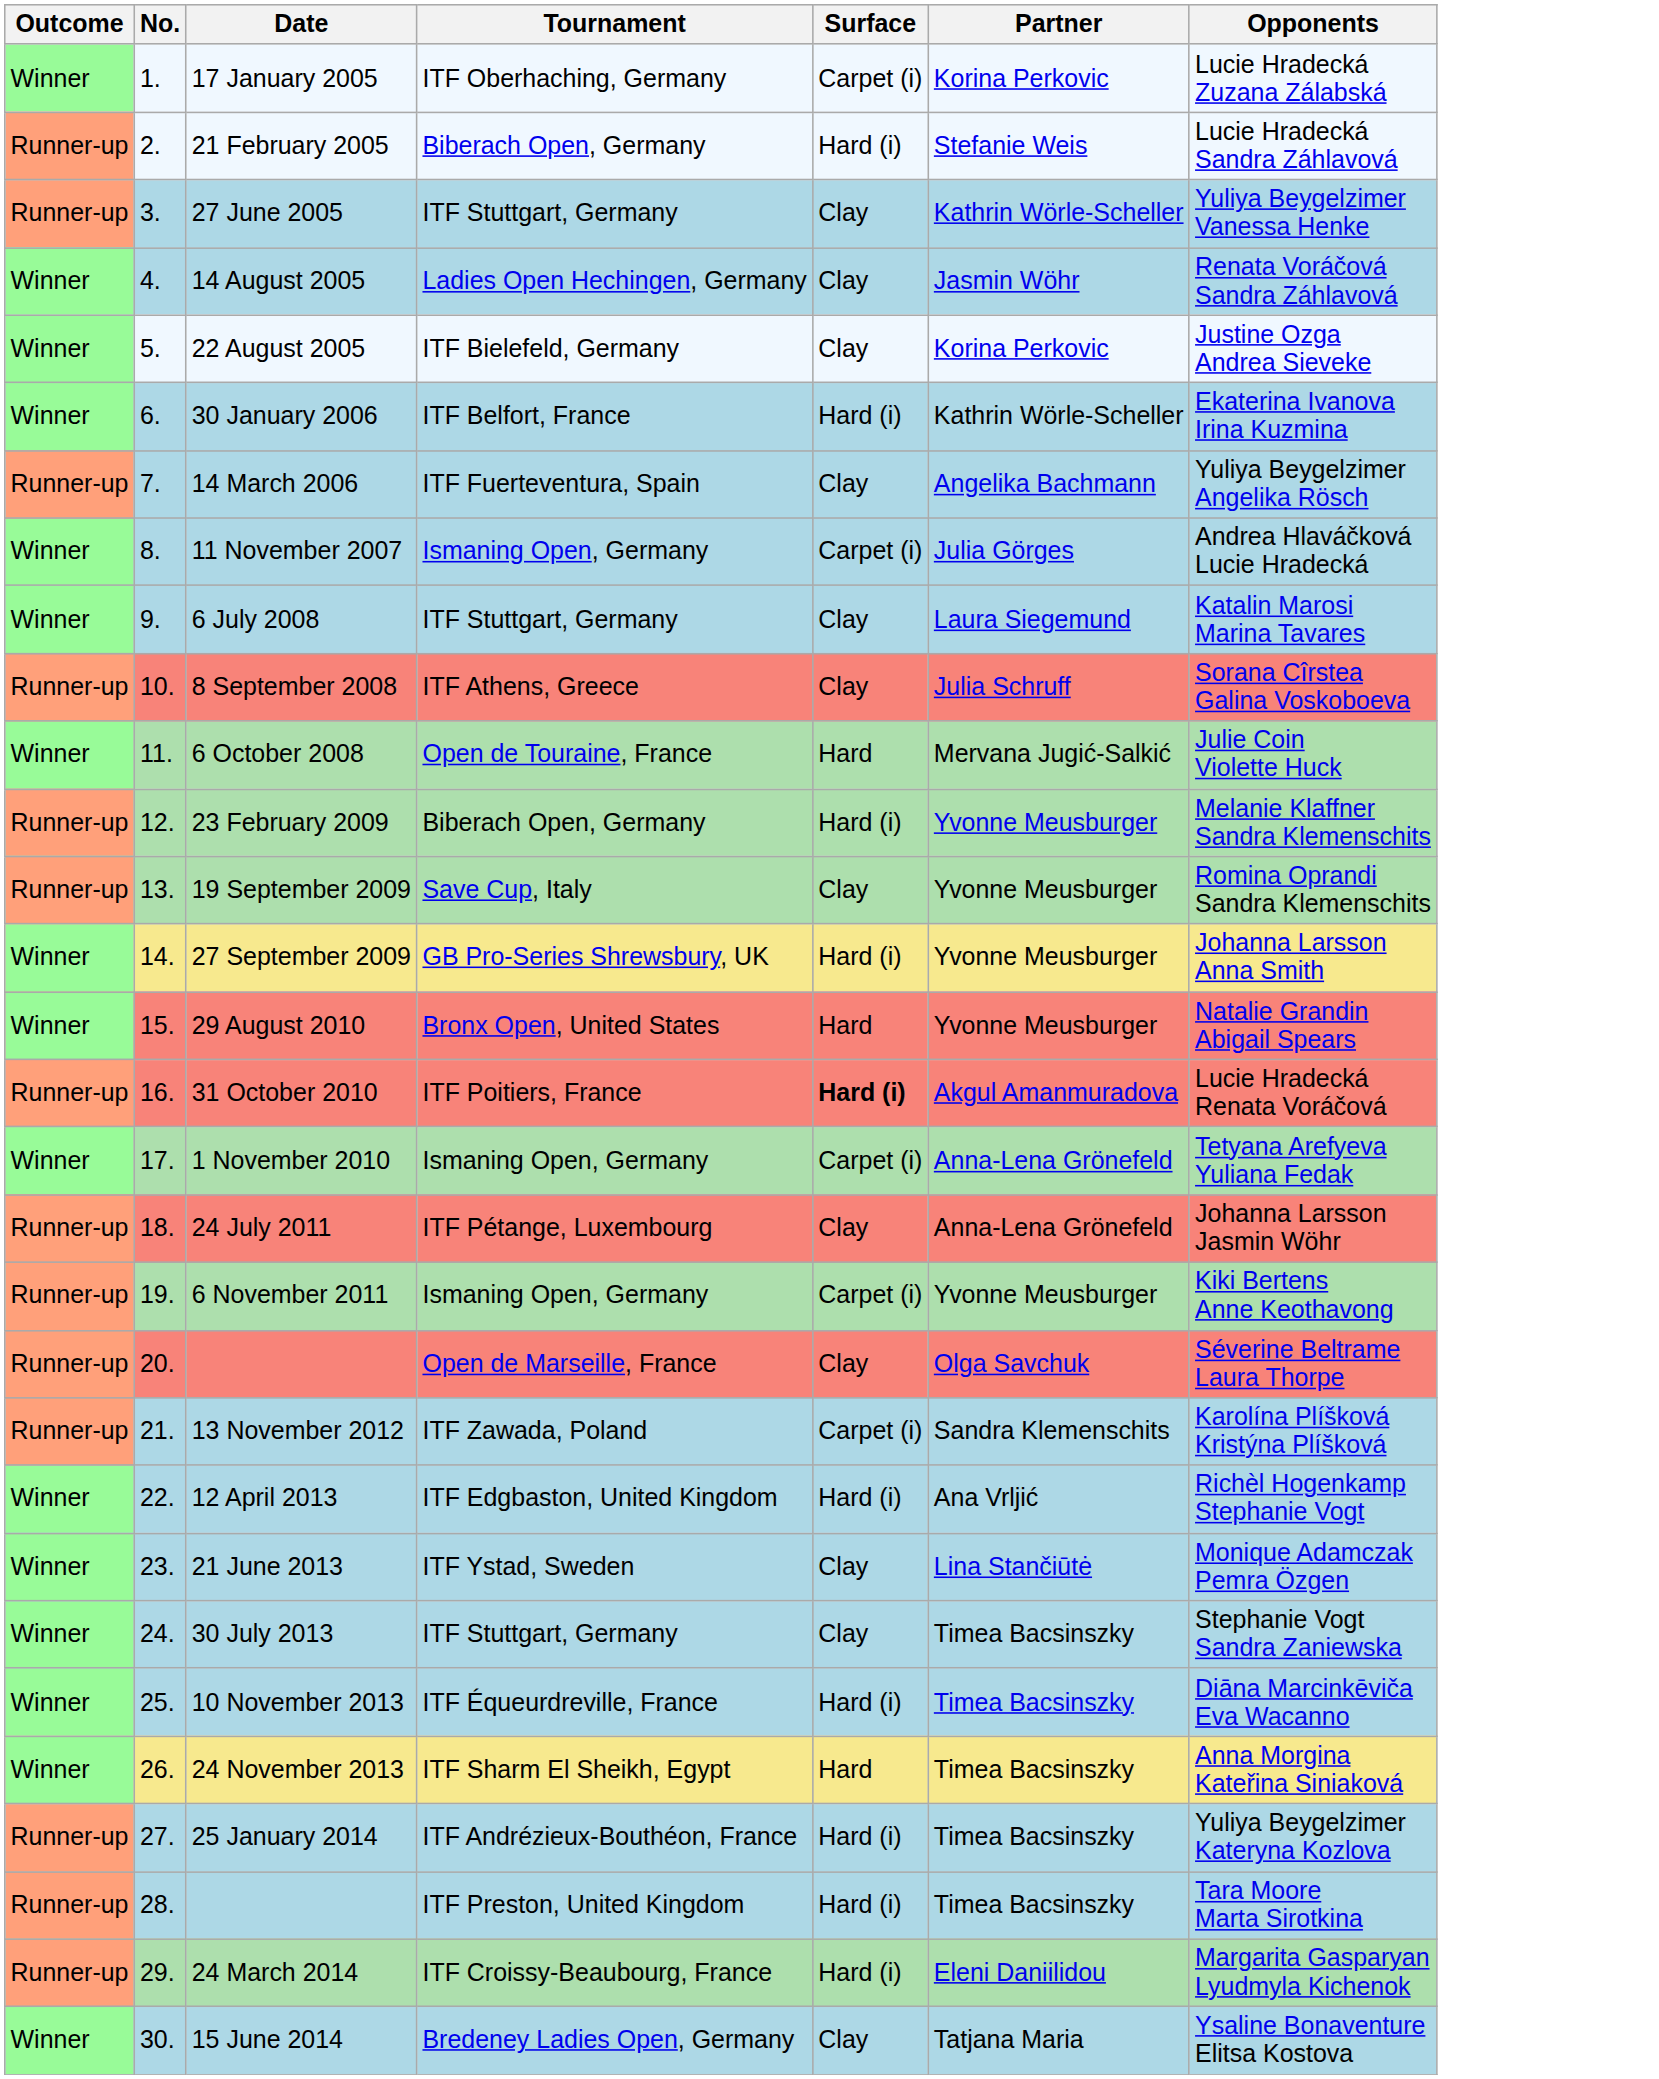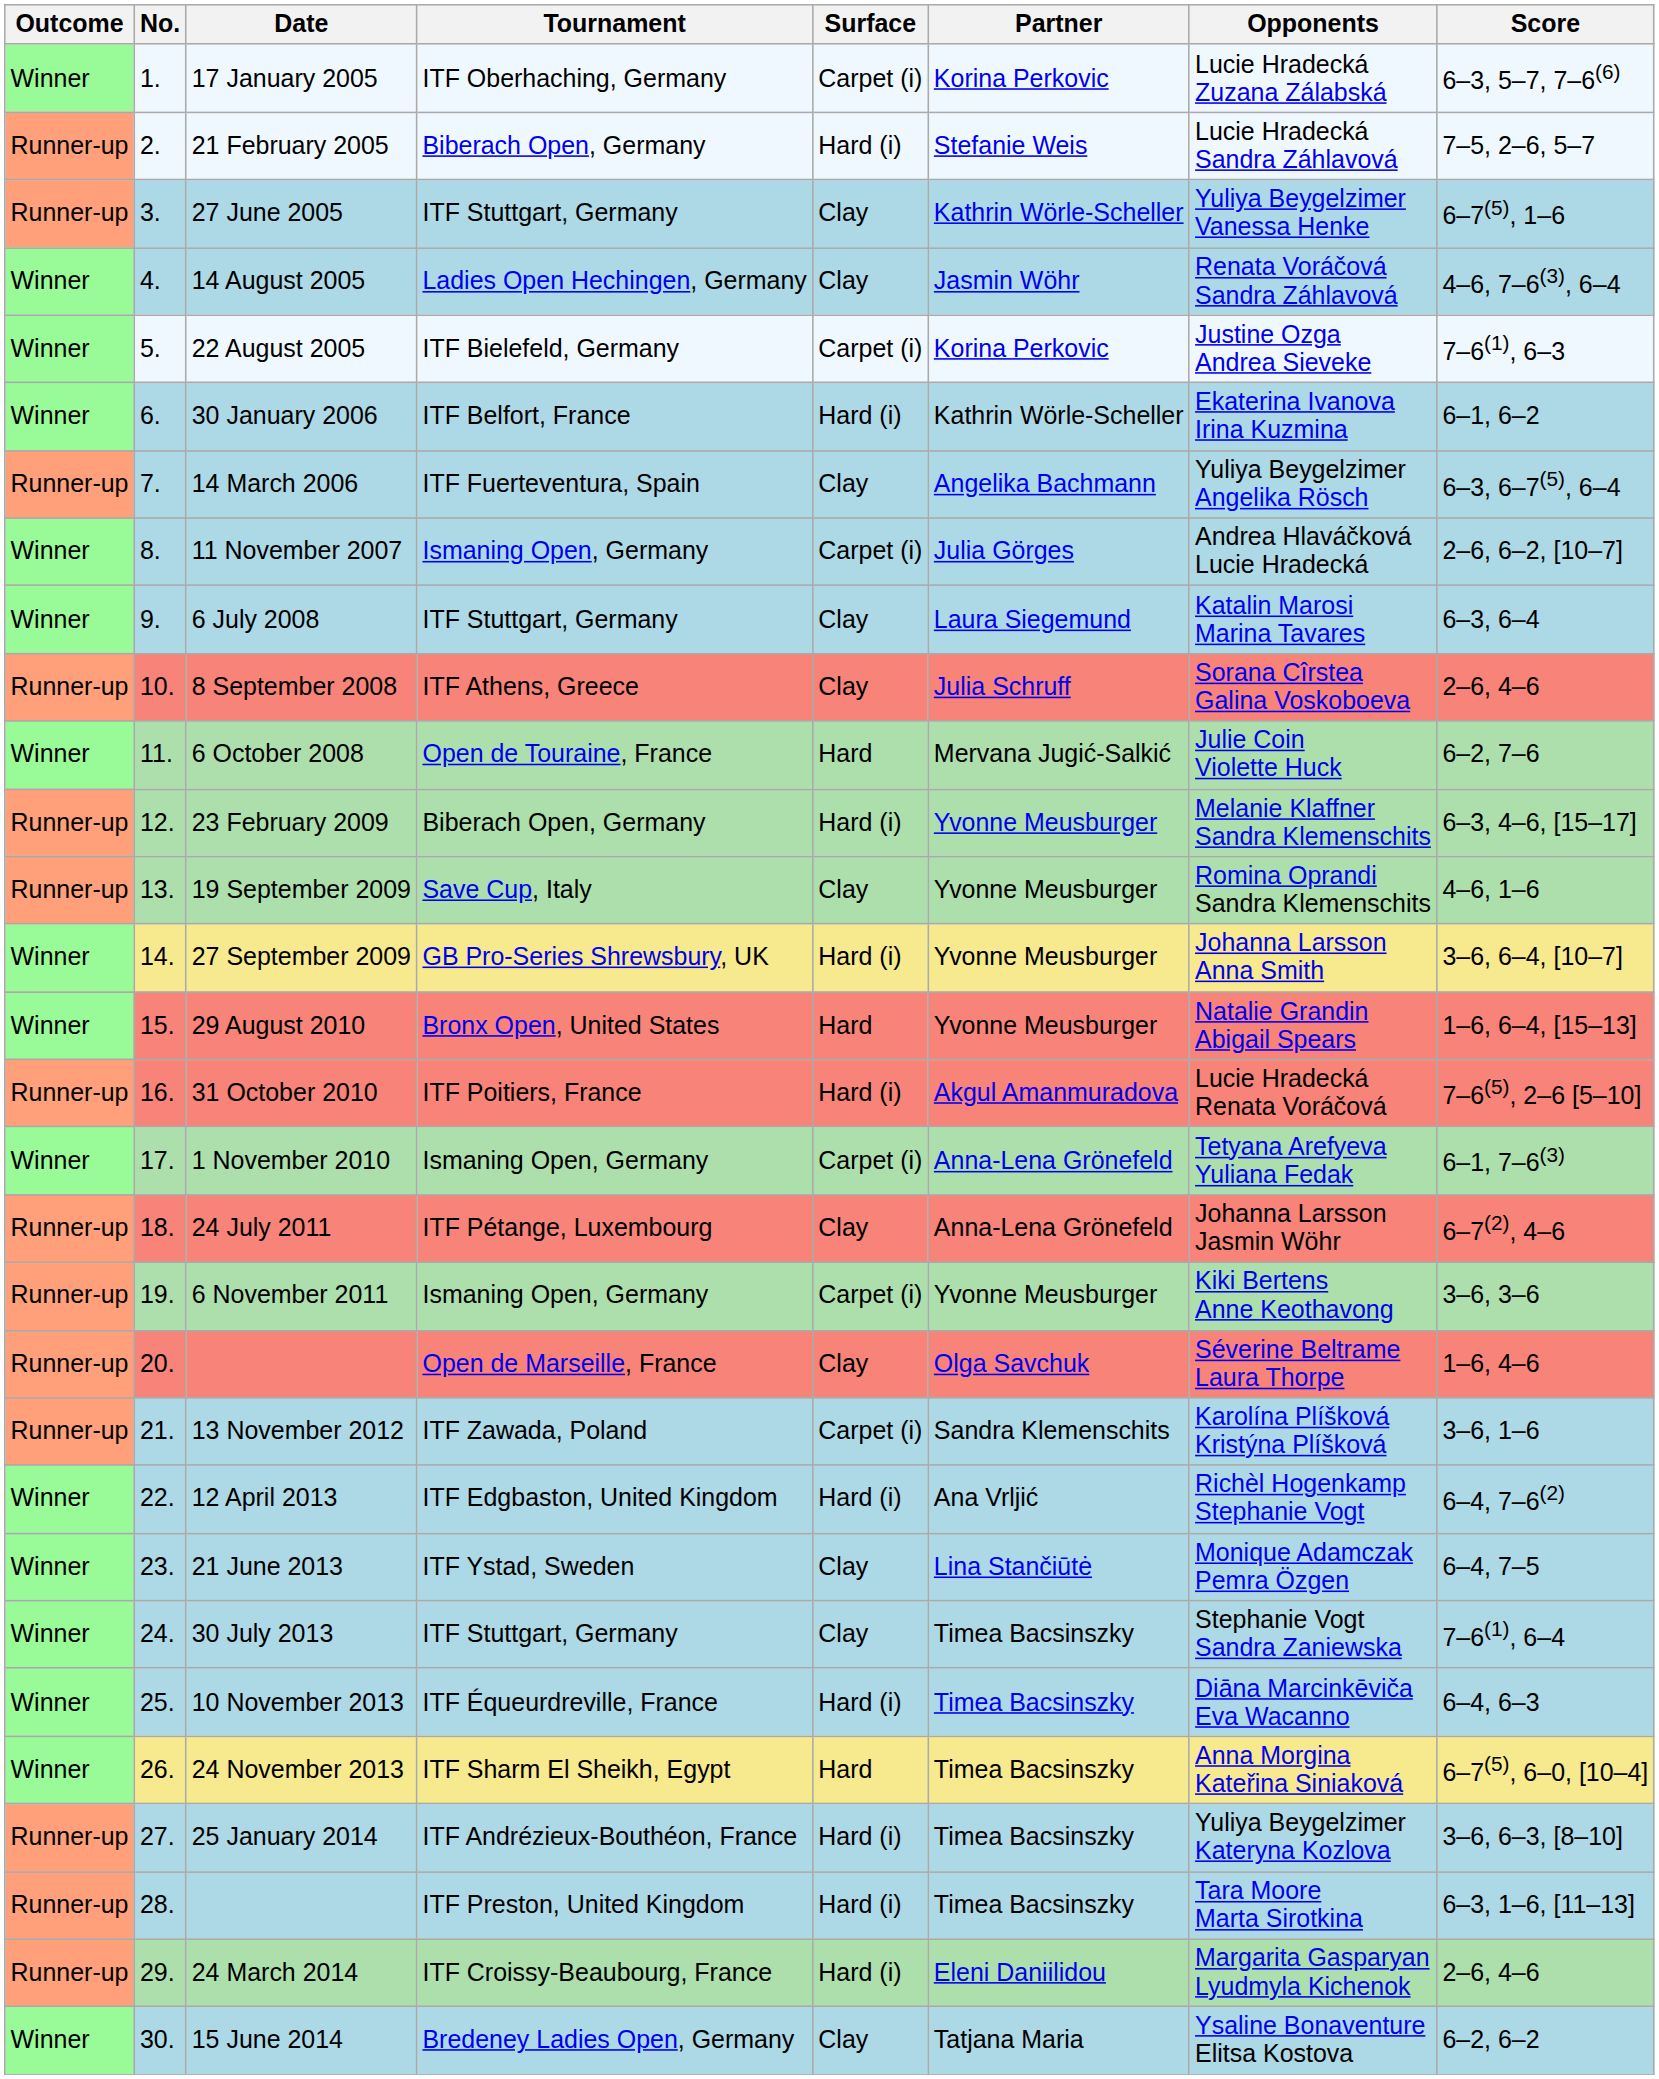+ column: (1545, 24)
(843, 348) Clay -> (870, 348) Carpet (i)
(862, 1092) bold -> (860, 1092) normal
